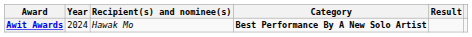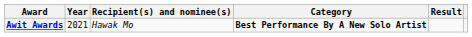(78, 25) 2024 -> (78, 25) 2021
